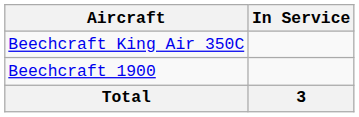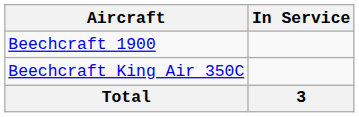rows swapped: (126, 45) <-> (82, 71)
